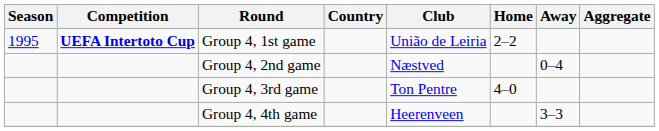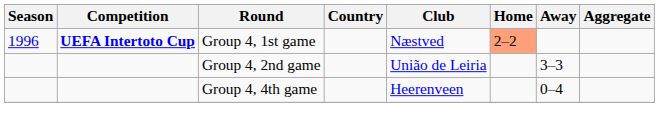(23, 41) 1995 -> (23, 41) 1996
(438, 41) União de Leiria -> (417, 41) Næstved
(505, 41) no background -> (505, 41) lightsalmon background
(417, 65) Næstved -> (438, 65) União de Leiria
(551, 65) 0–4 -> (551, 65) 3–3
- row: (260, 89)
(551, 114) 3–3 -> (551, 89) 0–4
